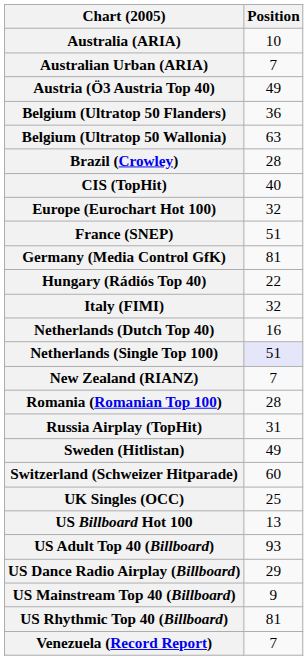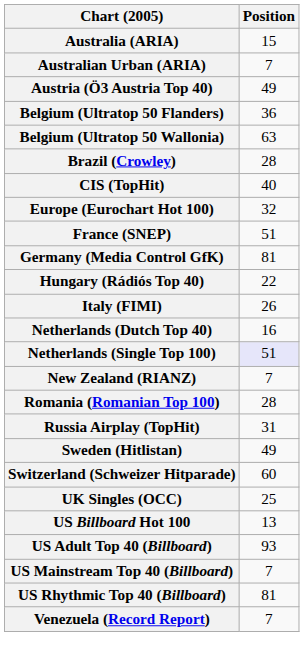(273, 40) 10 -> (269, 40) 15
(273, 305) 32 -> (269, 305) 26
- row: (124, 570)
(273, 595) 9 -> (269, 570) 7
